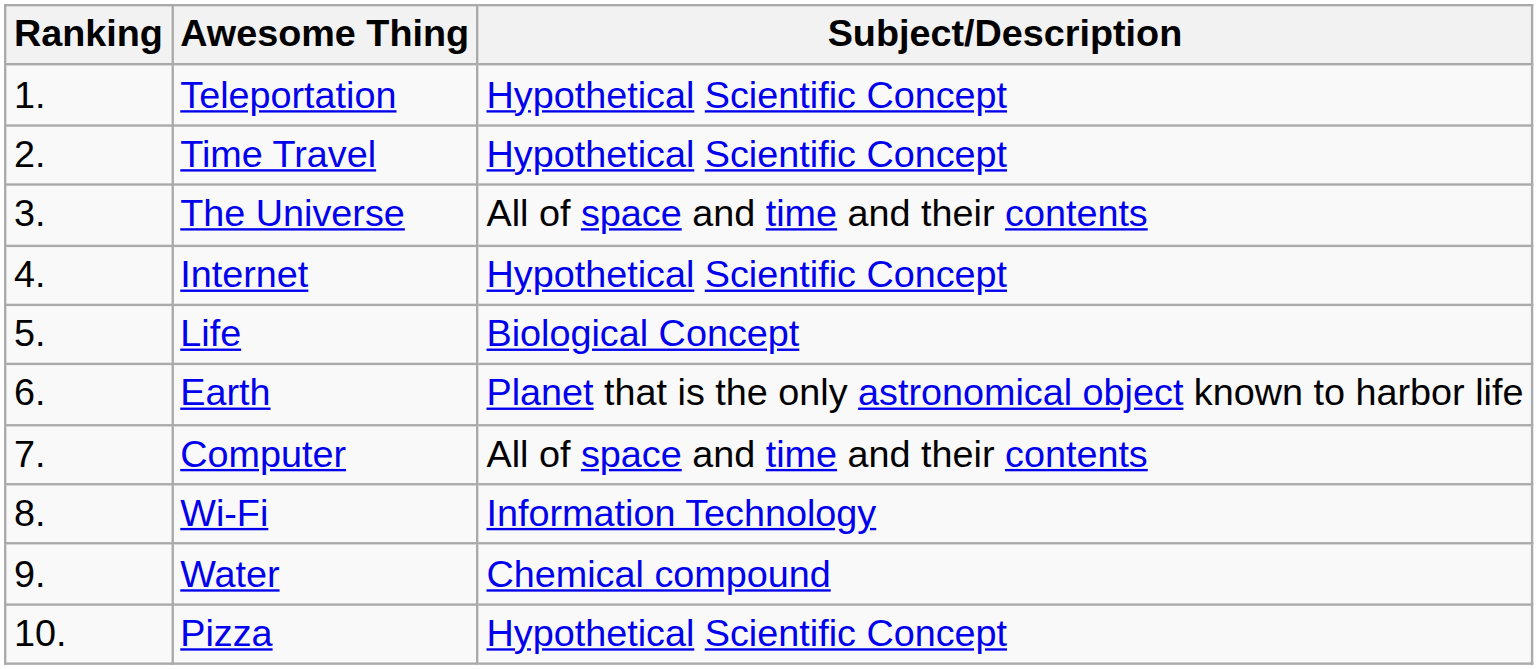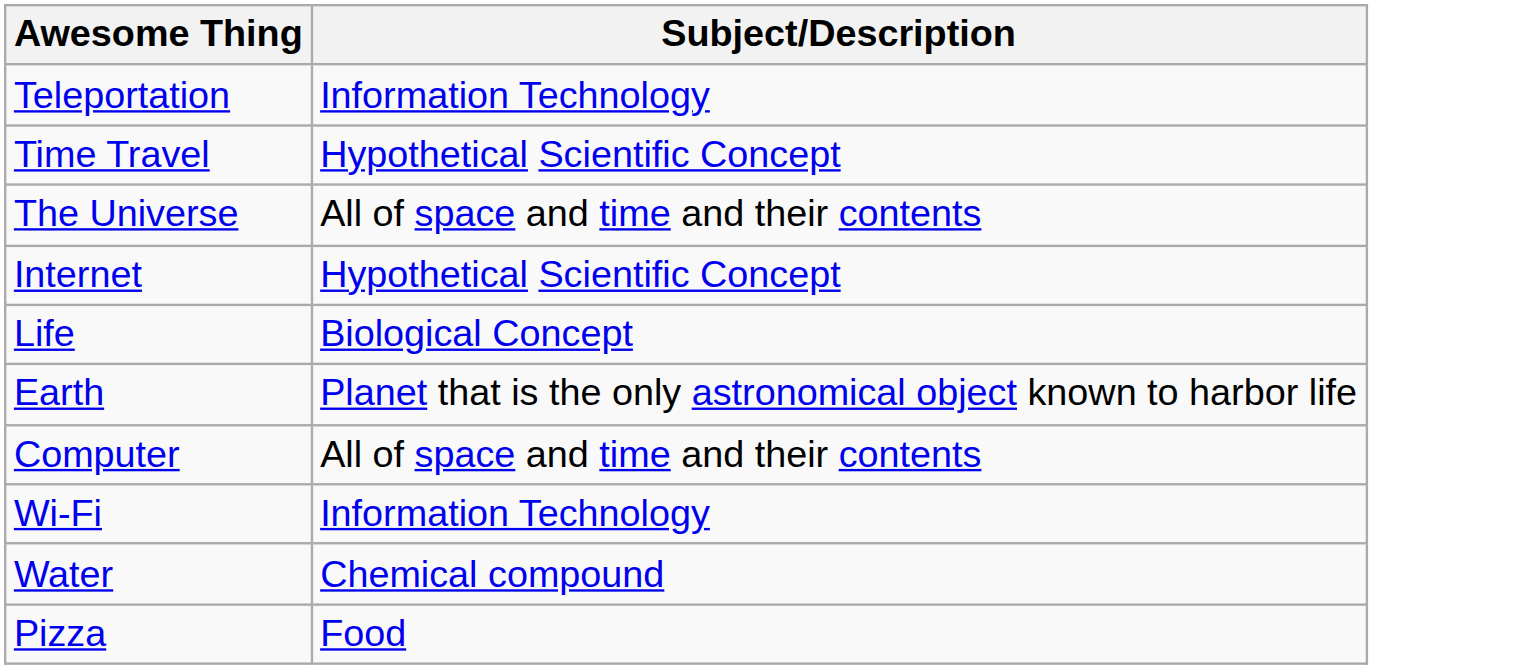- column: (88, 34)
(747, 94) Hypothetical Scientific Concept -> (515, 94) Information Technology
(747, 633) Hypothetical Scientific Concept -> (363, 633) Food
